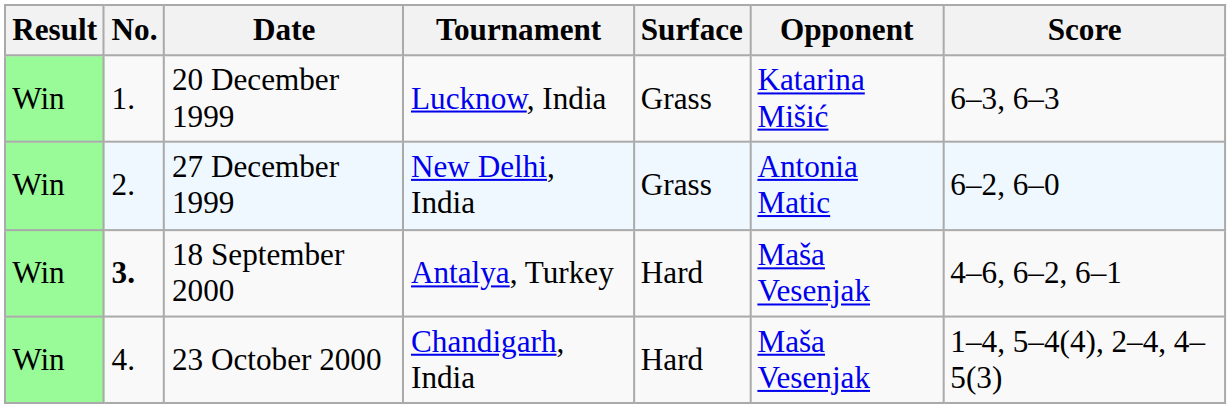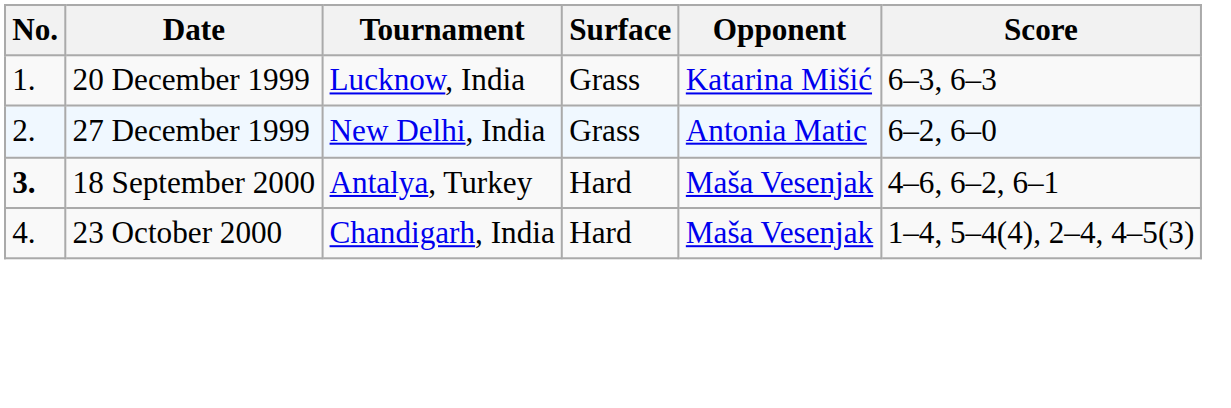- column: (55, 29)
